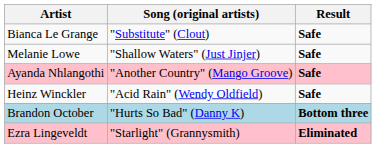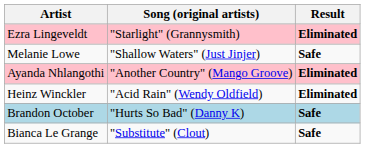rows swapped: (53, 34) <-> (47, 133)
(310, 73) Safe -> (328, 73) Eliminated
(310, 93) Safe -> (328, 93) Eliminated
(333, 113) Bottom three -> (310, 113) Safe
